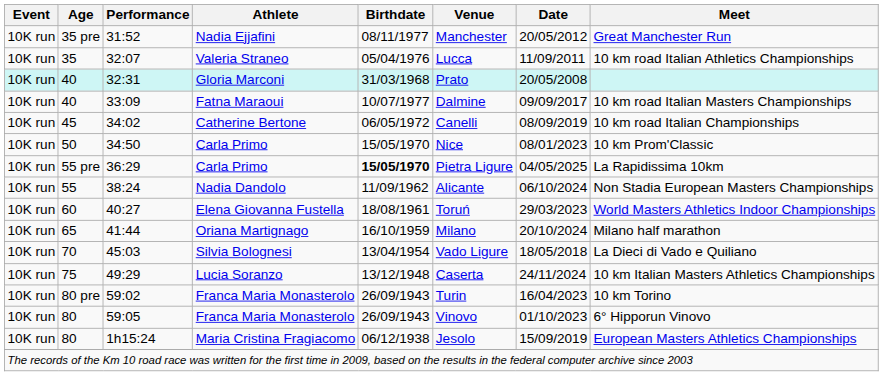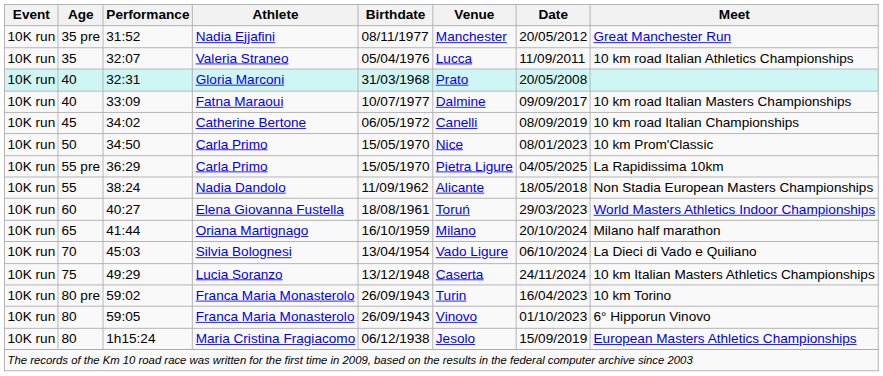(395, 166) bold -> (395, 166) normal
(553, 187) 06/10/2024 -> (553, 187) 18/05/2018
(553, 252) 18/05/2018 -> (553, 252) 06/10/2024
